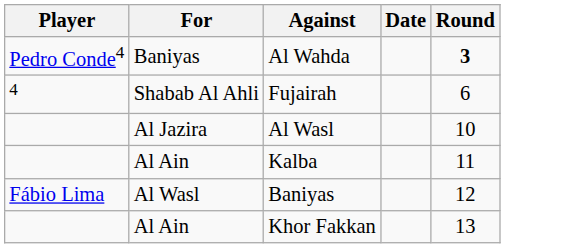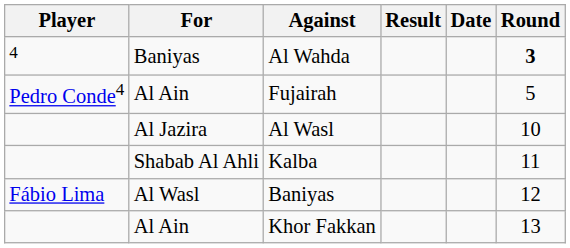+ column: (413, 20)
(67, 55) Pedro Conde4 -> (14, 51) 4
(14, 89) 4 -> (67, 94) Pedro Conde4
(196, 93) Shabab Al Ahli -> (161, 93) Al Ain
(465, 93) 6 -> (530, 93) 5
(161, 161) Al Ain -> (196, 161) Shabab Al Ahli
